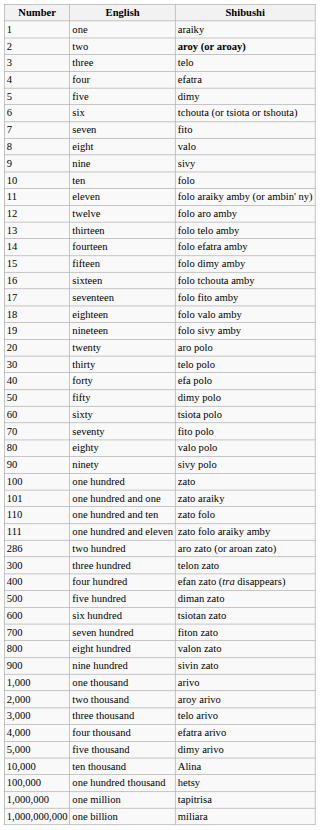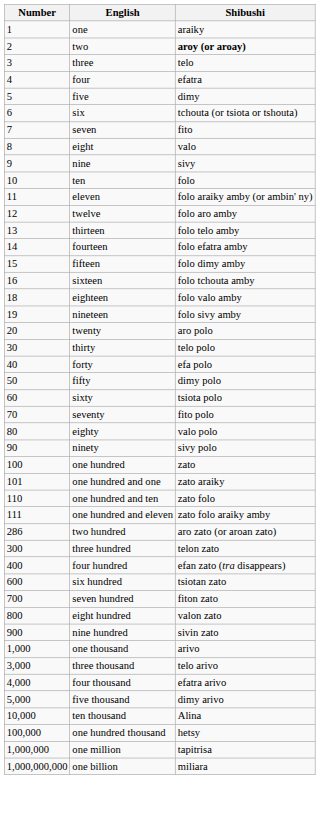- row: (93, 297)
- row: (99, 599)
- row: (101, 699)
